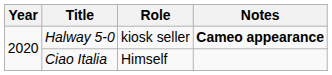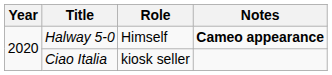(155, 37) kiosk seller -> (144, 37) Himself
(144, 59) Himself -> (155, 59) kiosk seller
